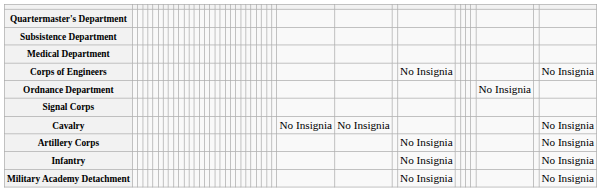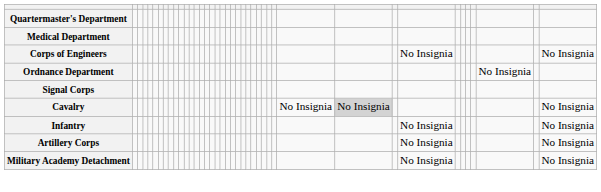- row: (68, 37)
(363, 125) no background -> (363, 107) lightgrey background
rows swapped: (68, 143) <-> (68, 161)
